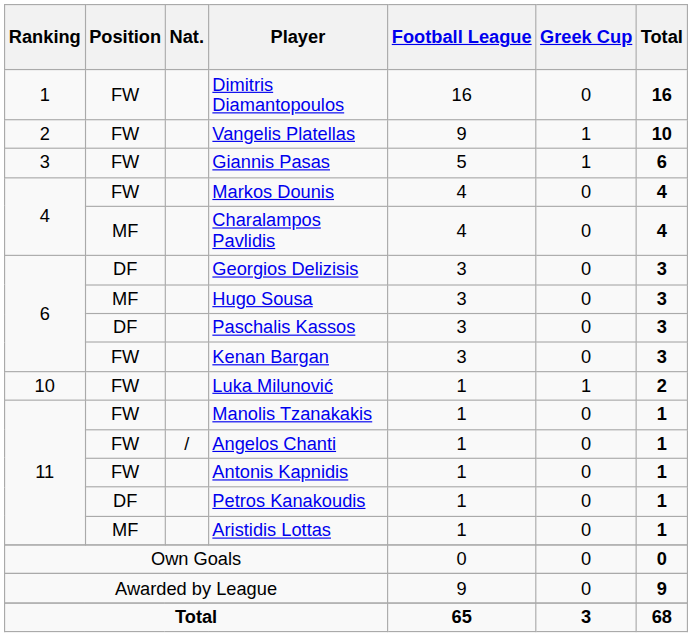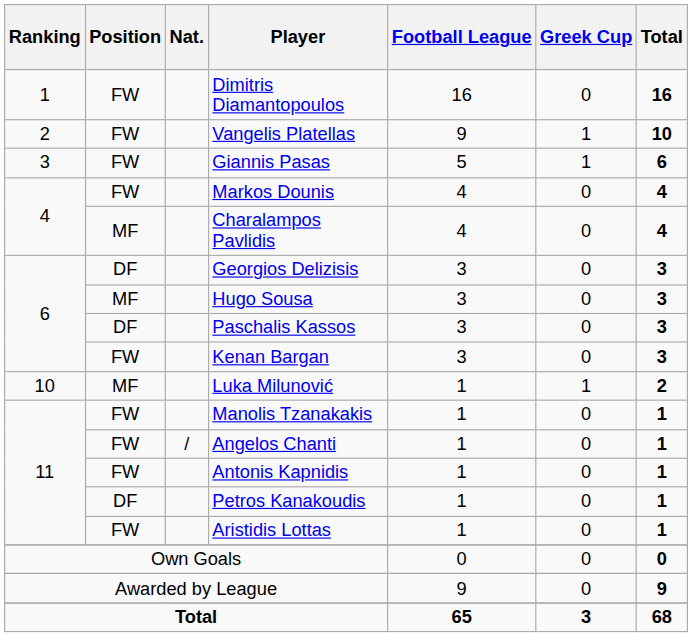(125, 385) FW -> (125, 385) MF
(125, 530) MF -> (125, 530) FW
